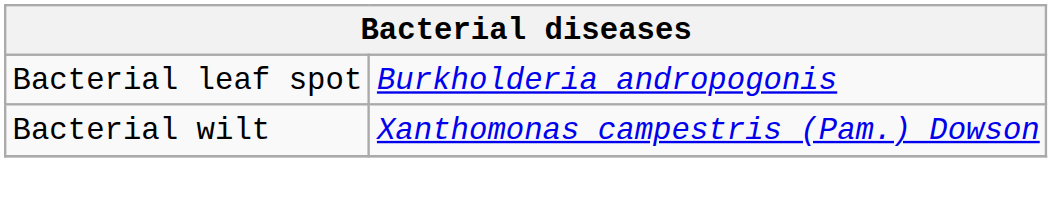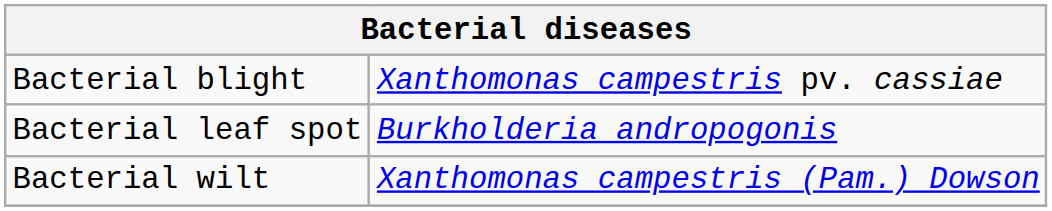+ row: (160, 80)
